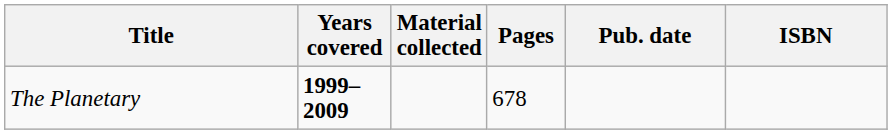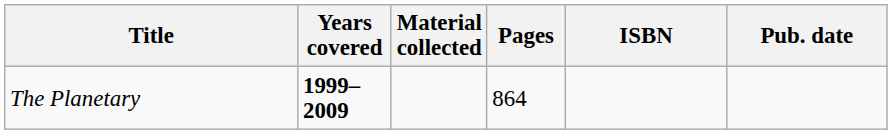columns swapped: (645, 35) <-> (806, 35)
(510, 97) 678 -> (510, 97) 864
